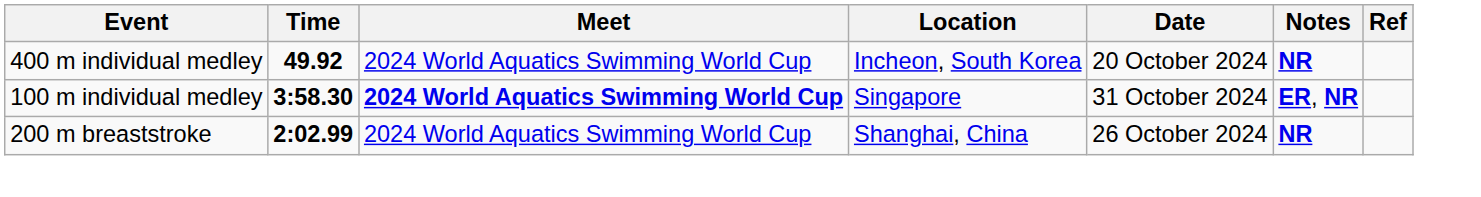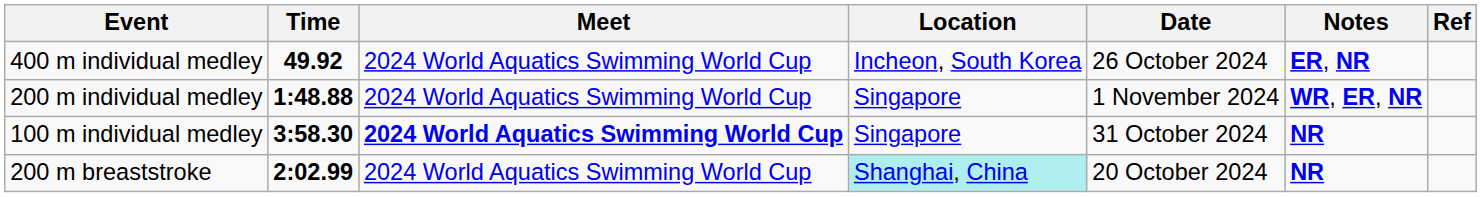(1180, 60) 20 October 2024 -> (1180, 60) 26 October 2024
(1295, 60) NR -> (1330, 60) ER, NR
+ row: (136, 97)
(1318, 97) ER, NR -> (1307, 135) NR
(941, 135) no background -> (941, 172) paleturquoise background
(1180, 135) 26 October 2024 -> (1180, 172) 20 October 2024
